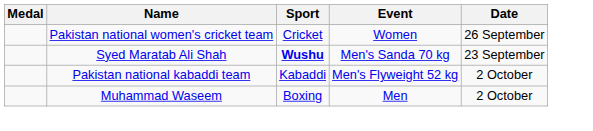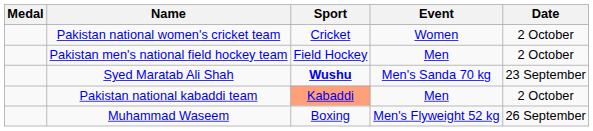(504, 34) 26 September -> (546, 34) 2 October
+ row: (169, 55)
(303, 75) no background -> (330, 95) lightsalmon background
(395, 75) Men's Flyweight 52 kg -> (436, 95) Men
(395, 95) Men -> (436, 116) Men's Flyweight 52 kg
(504, 95) 2 October -> (546, 116) 26 September
